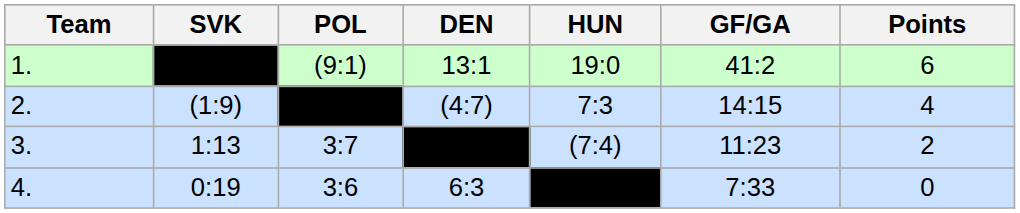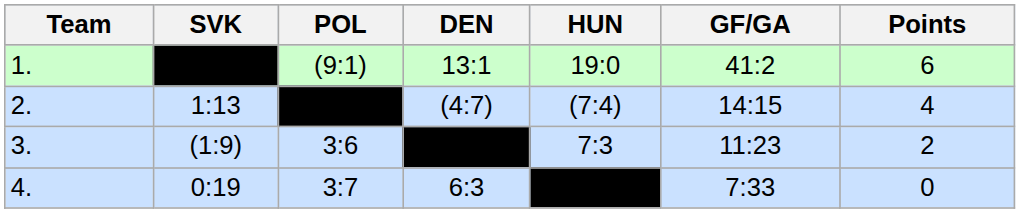(216, 106) (1:9) -> (216, 106) 1:13
(595, 106) 7:3 -> (595, 106) (7:4)
(216, 146) 1:13 -> (216, 146) (1:9)
(340, 146) 3:7 -> (340, 146) 3:6
(595, 146) (7:4) -> (595, 146) 7:3
(340, 187) 3:6 -> (340, 187) 3:7
